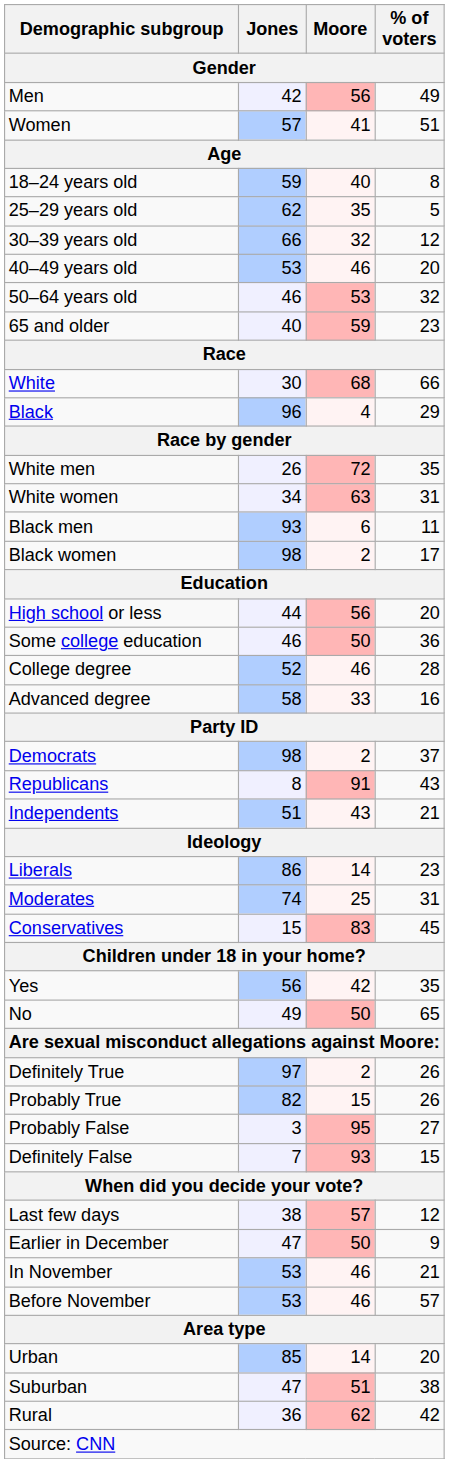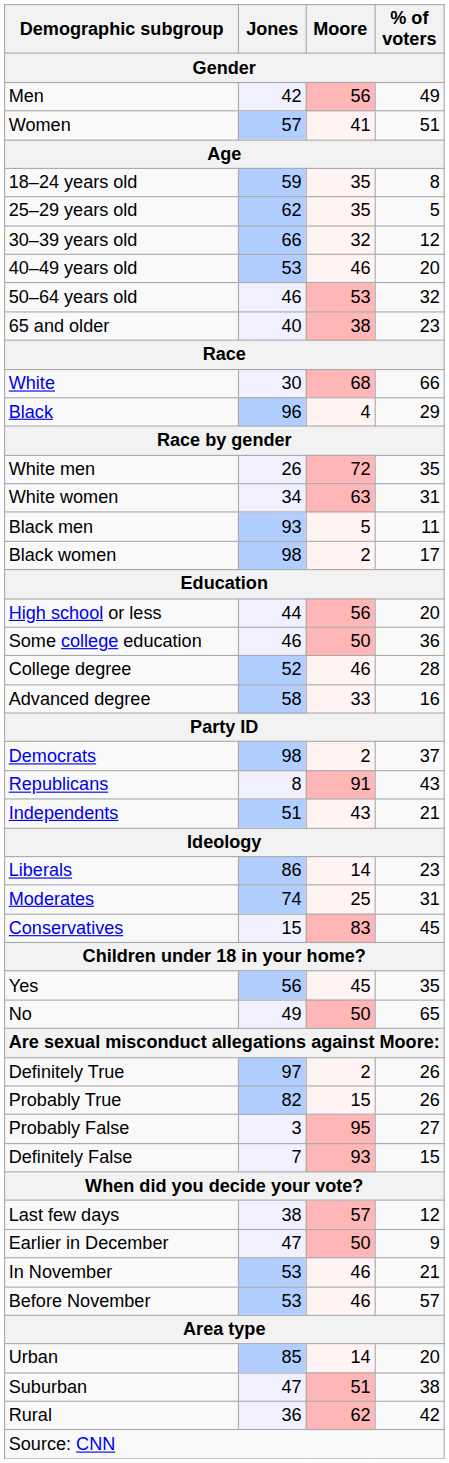(361, 182) 40 -> (361, 182) 35
(361, 325) 59 -> (361, 325) 38
(366, 526) 6 -> (366, 526) 5
(361, 985) 42 -> (361, 985) 45
